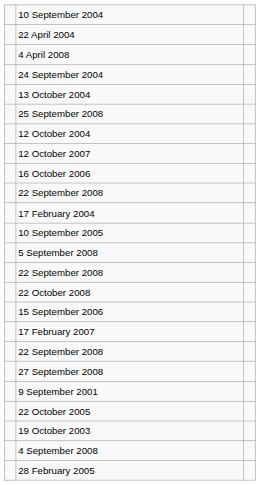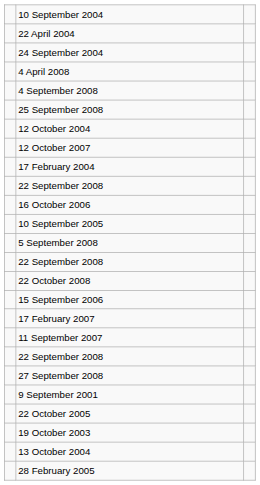rows swapped: (10, 74) <-> (10, 55)
rows swapped: (10, 94) <-> (10, 451)
rows swapped: (10, 173) <-> (10, 213)
+ row: (10, 338)
